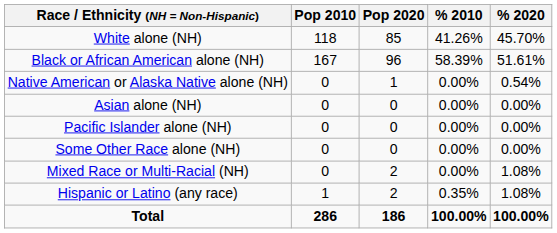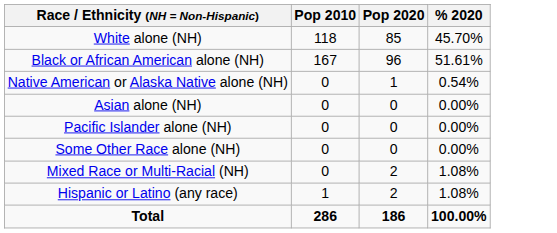- column: (459, 15)
